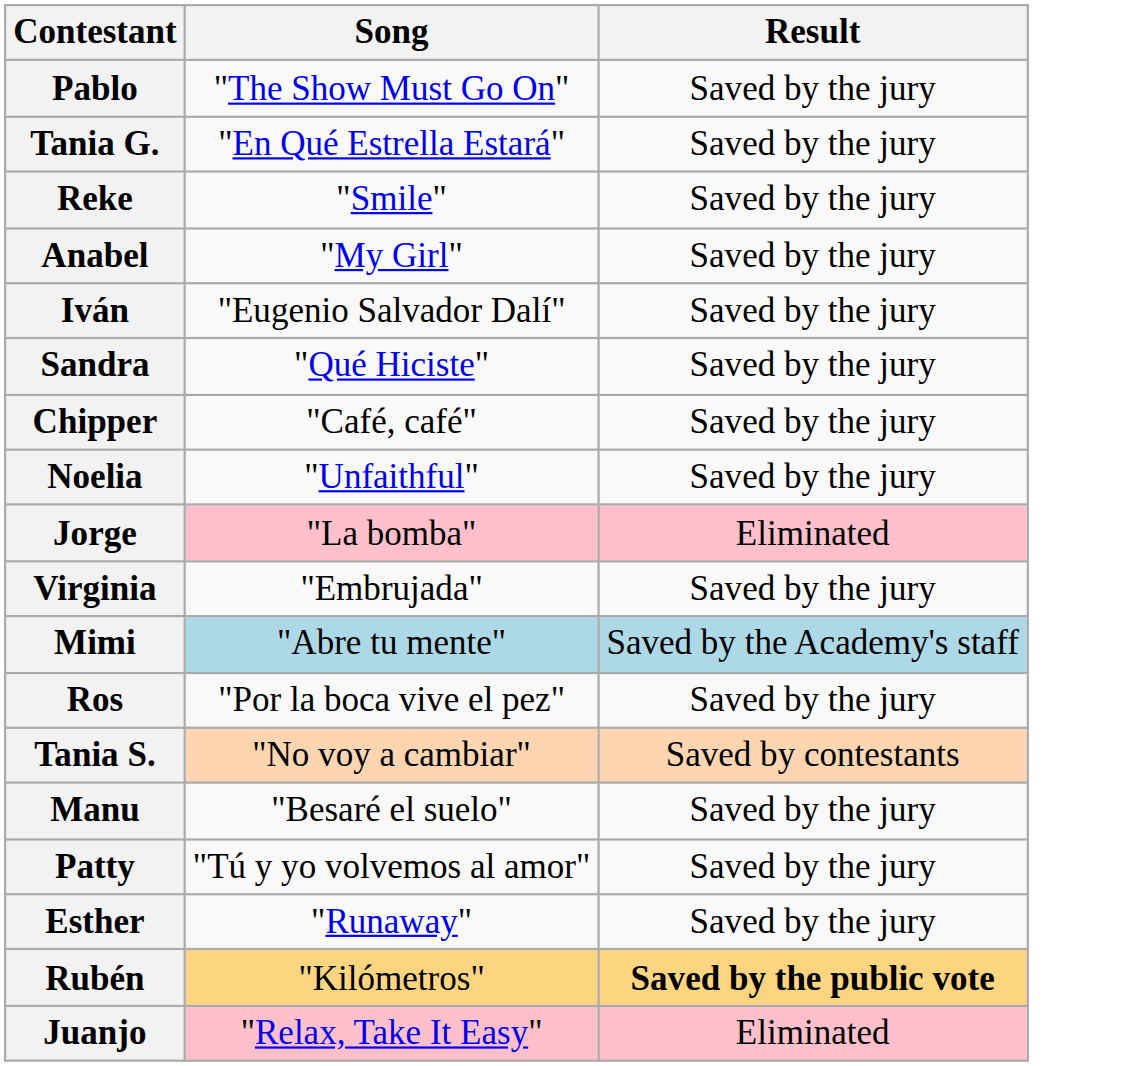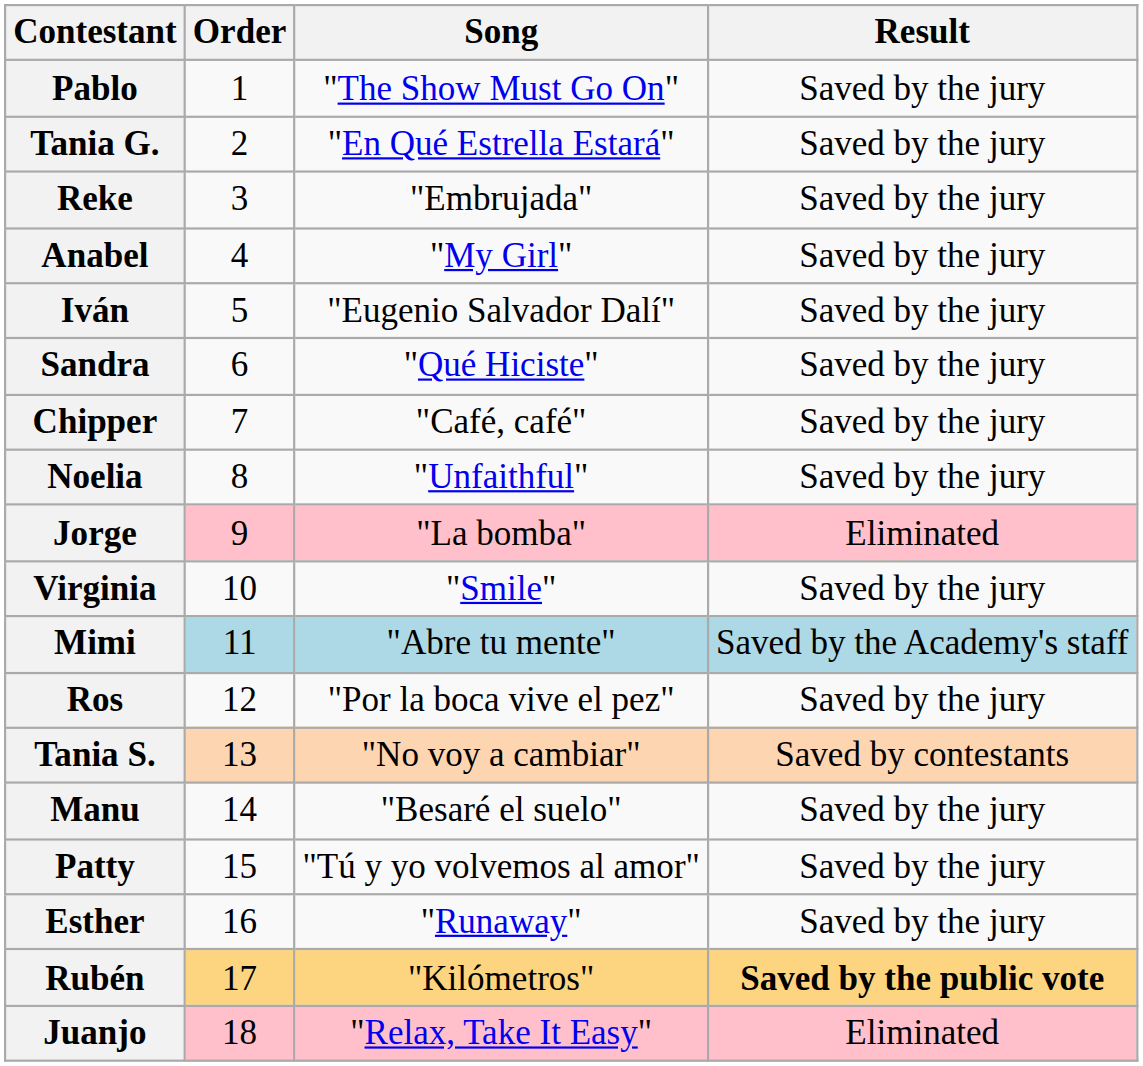+ column: (240, 32)
(392, 198) "Smile" -> (501, 198) "Embrujada"
(392, 587) "Embrujada" -> (501, 587) "Smile"
